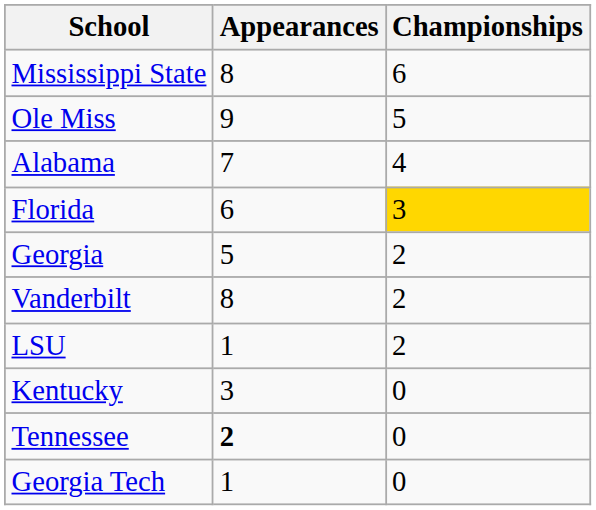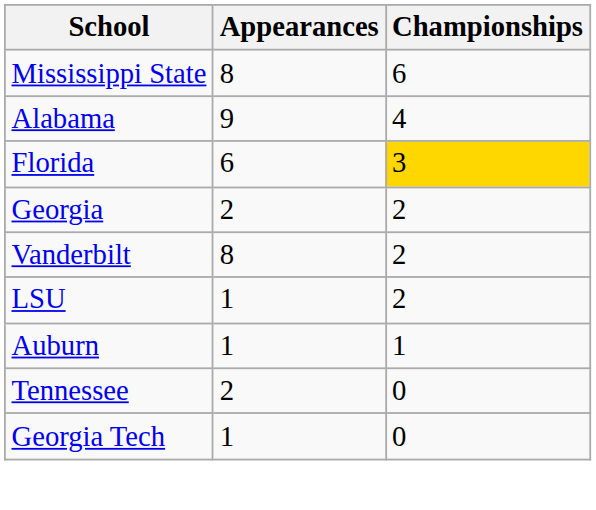- row: (64, 118)
(227, 163) 7 -> (227, 118) 9
(227, 254) 5 -> (227, 208) 2
+ row: (55, 345)
- row: (67, 390)
(227, 436) bold -> (227, 390) normal
